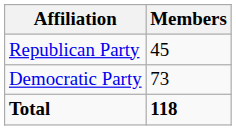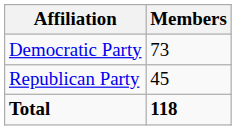rows swapped: (75, 79) <-> (74, 49)
